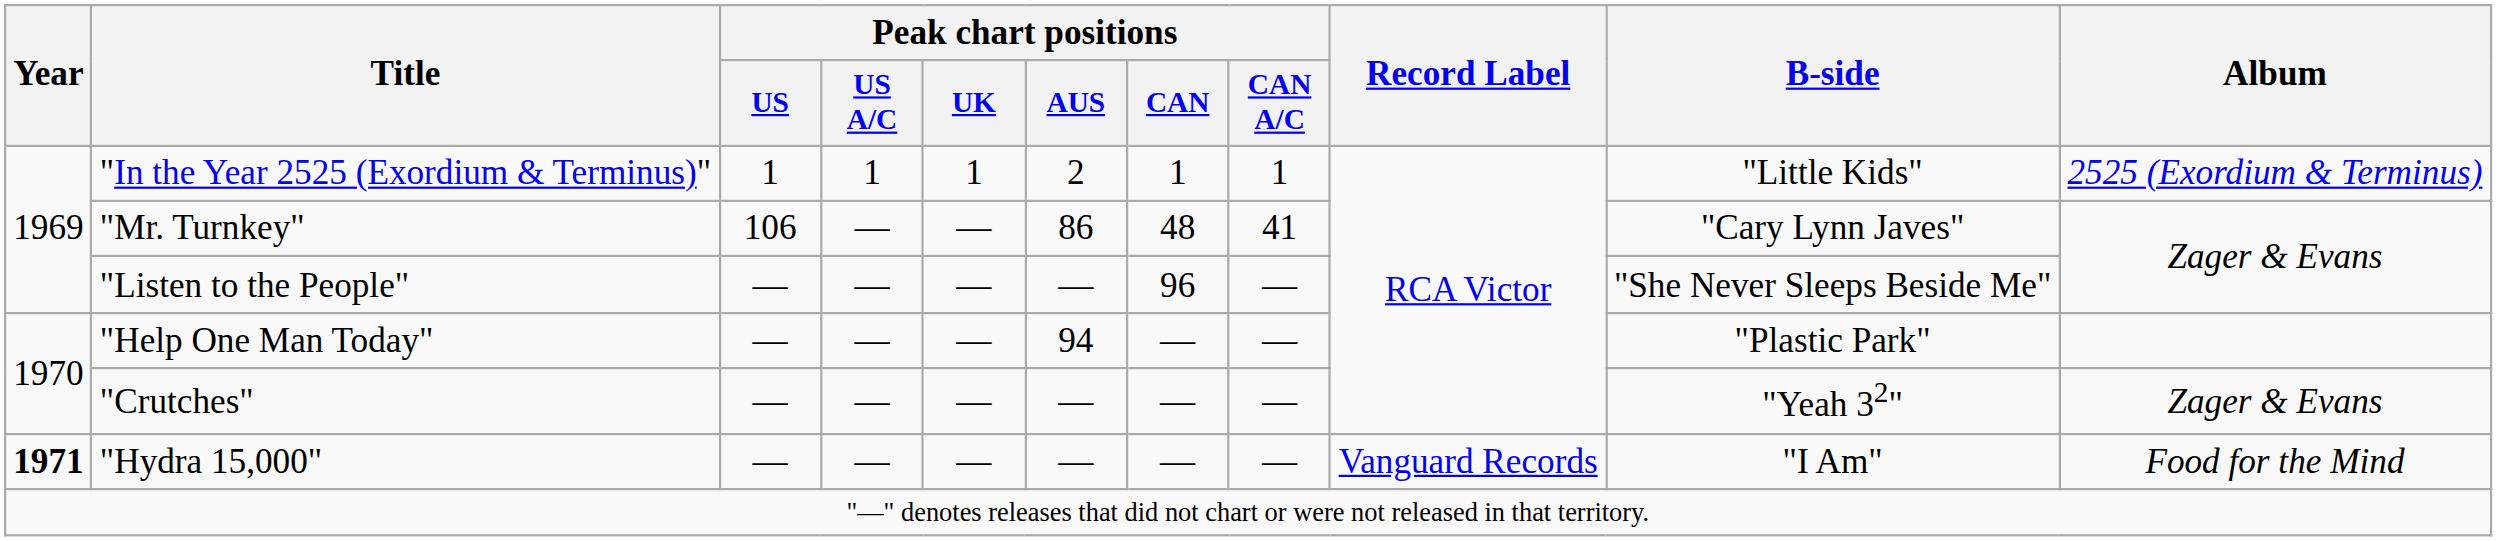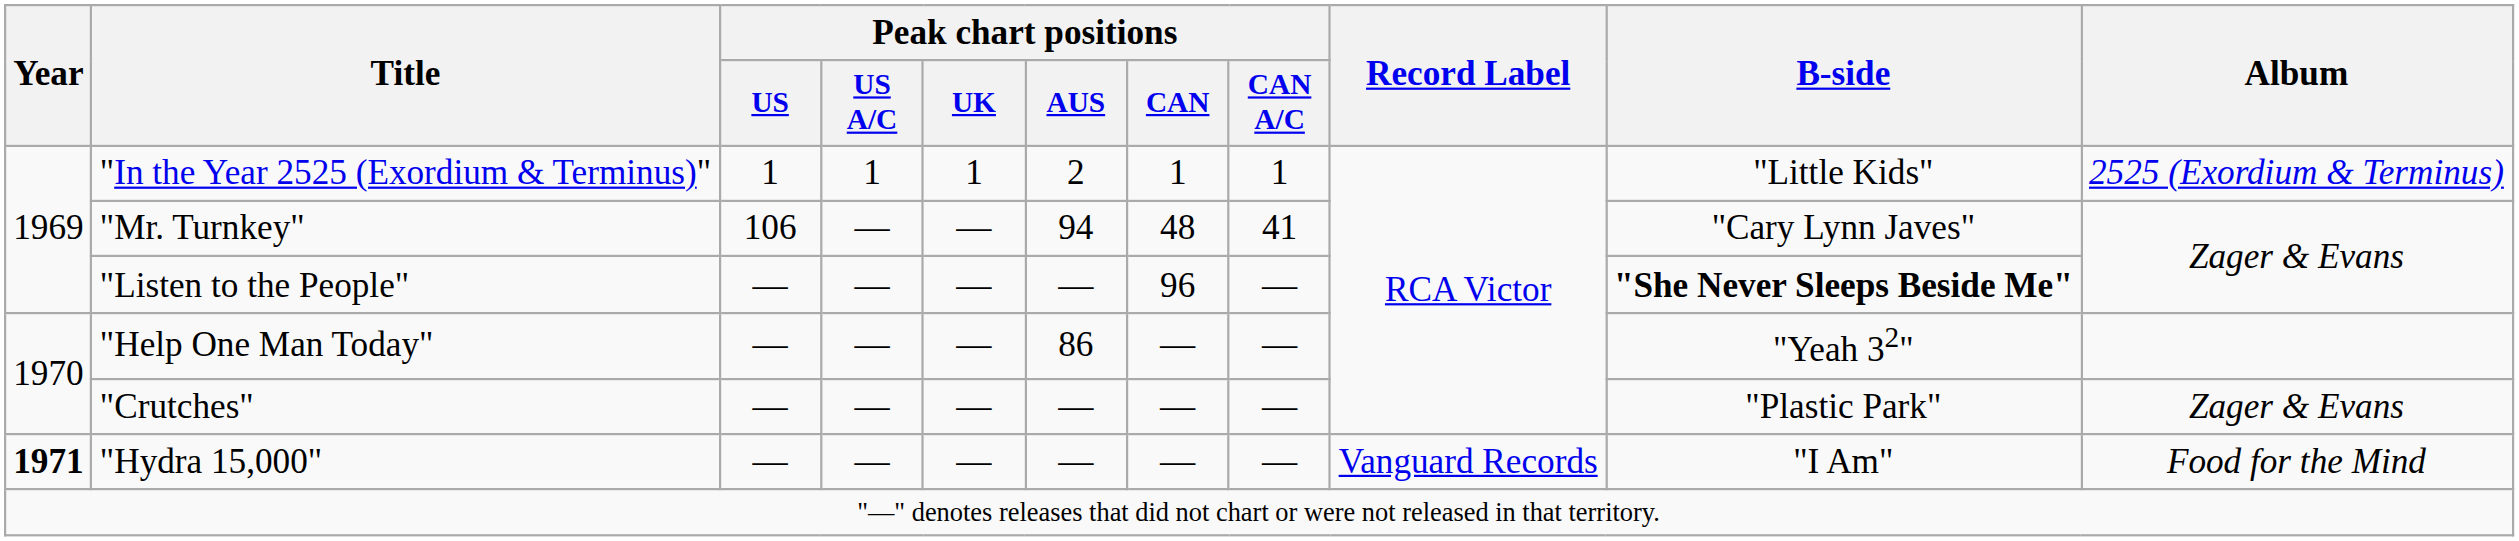(1076, 228) 86 -> (1076, 228) 94
(1833, 284) normal -> (1843, 284) bold
(1076, 340) 94 -> (1076, 344) 86
(1833, 340) "Plastic Park" -> (1843, 344) "Yeah 32"
(1833, 400) "Yeah 32" -> (1843, 405) "Plastic Park"
